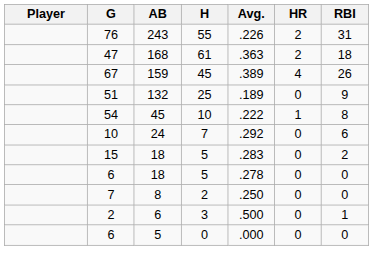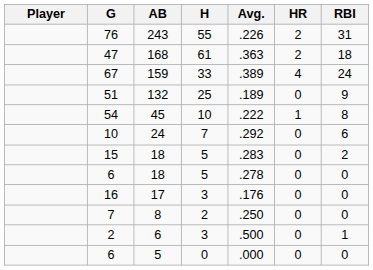(204, 74) 45 -> (204, 74) 33
(345, 74) 26 -> (345, 74) 24
+ row: (111, 194)
